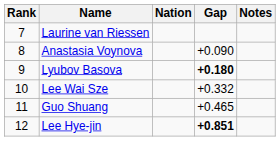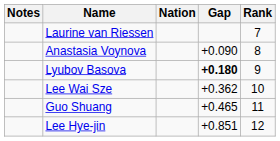columns swapped: (22, 13) <-> (256, 13)
(215, 88) +0.332 -> (219, 88) +0.362
(215, 126) bold -> (219, 126) normal
